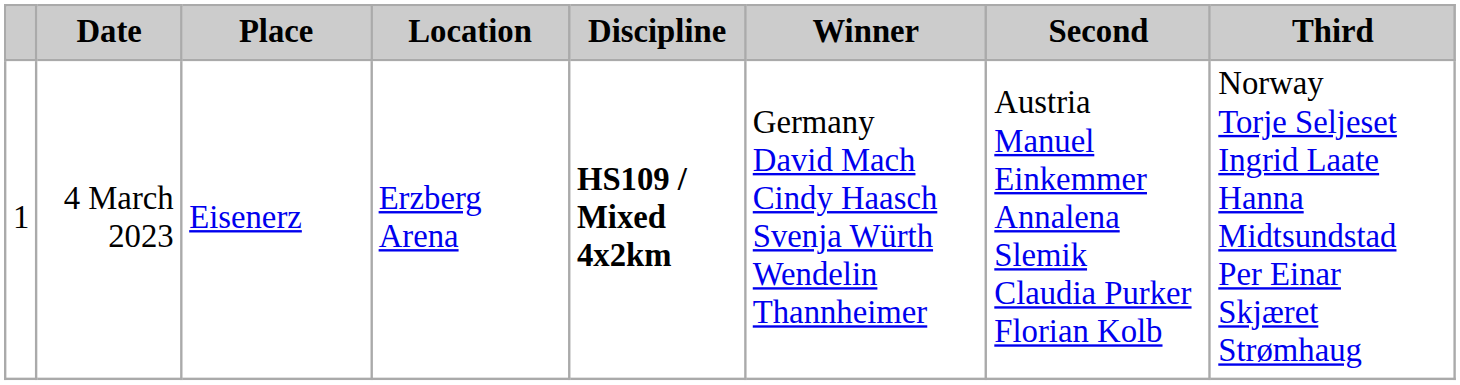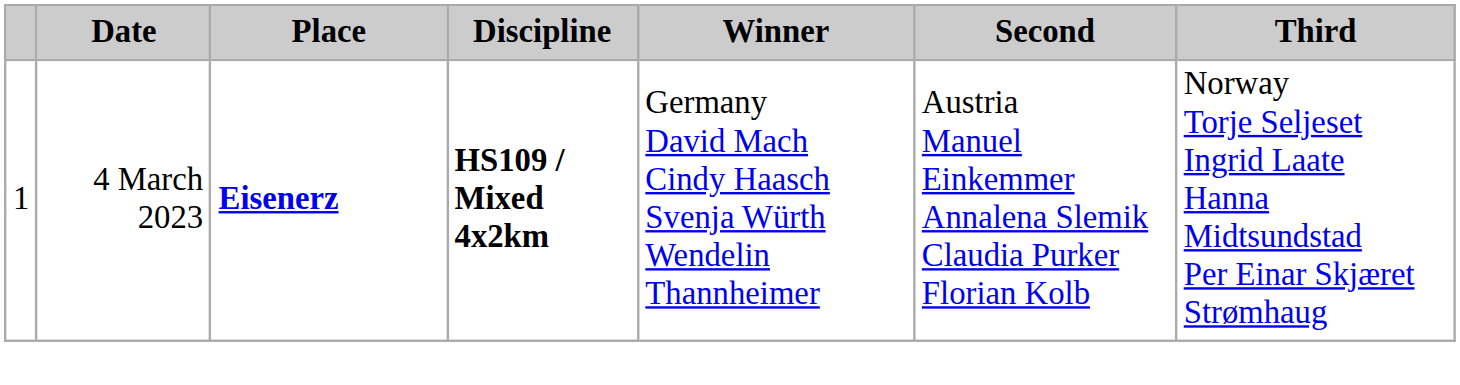- column: (470, 31)
(245, 217) normal -> (279, 198) bold
